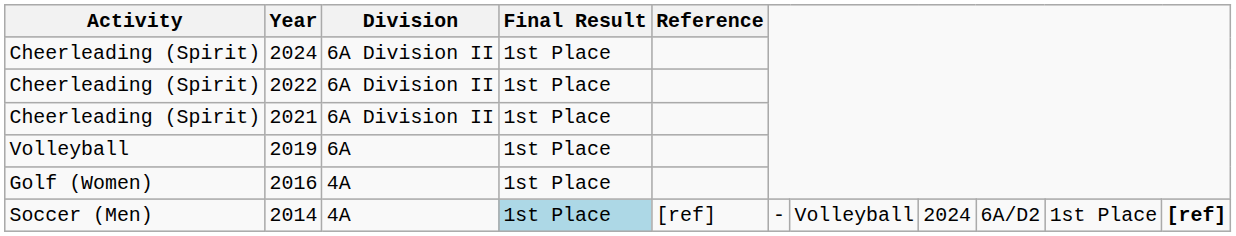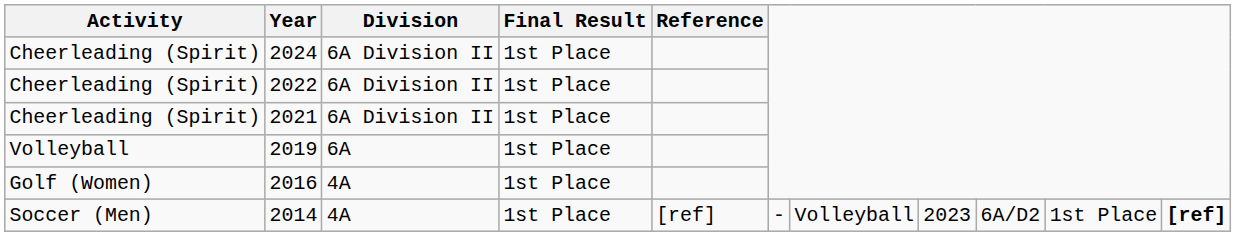(557, 215) lightblue background -> (557, 215) no background
(947, 215) 2024 -> (947, 215) 2023
